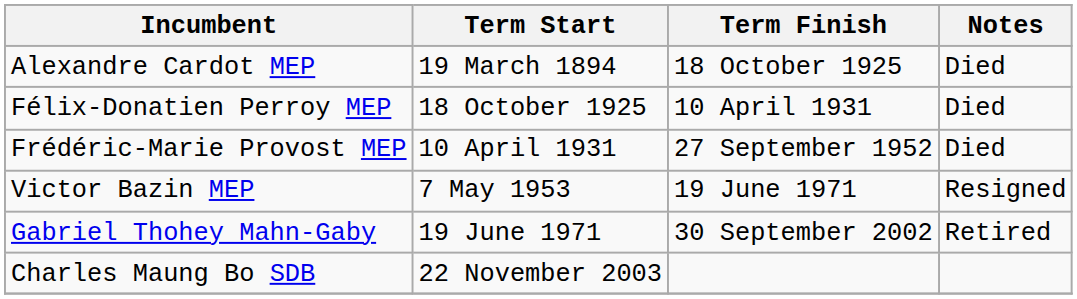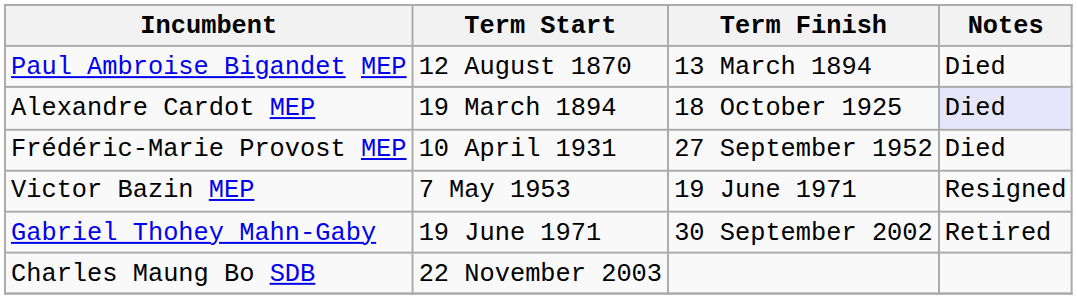+ row: (209, 67)
(975, 67) no background -> (975, 108) lavender background
- row: (201, 108)
